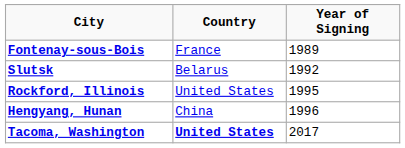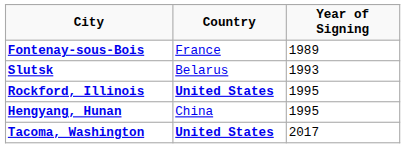(304, 71) 1992 -> (304, 71) 1993
(225, 91) normal -> (225, 91) bold
(304, 112) 1996 -> (304, 112) 1995
